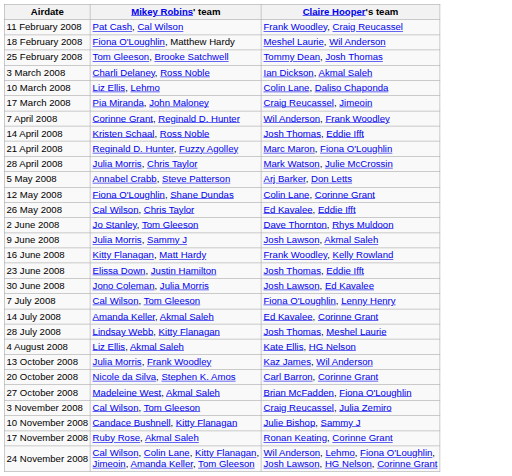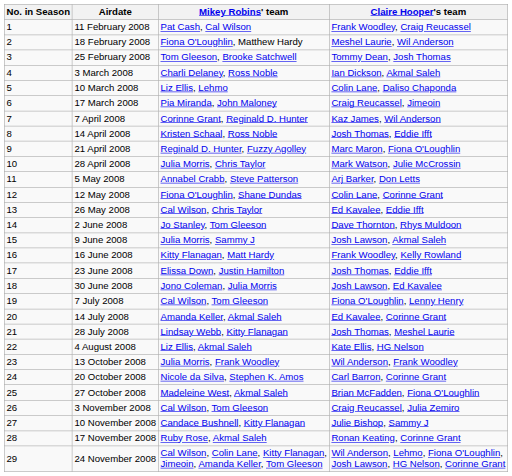+ column: (38, 12)
(327, 118) Wil Anderson, Frank Woodley -> (386, 118) Kaz James, Wil Anderson
(318, 362) Kaz James, Wil Anderson -> (395, 362) Wil Anderson, Frank Woodley
